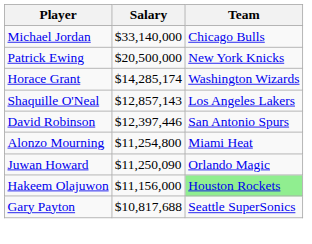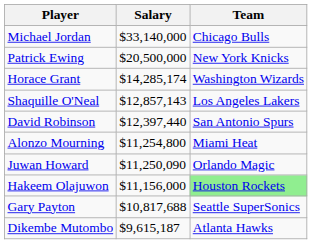(148, 121) $12,397,446 -> (153, 121) $12,397,440
+ row: (60, 228)
